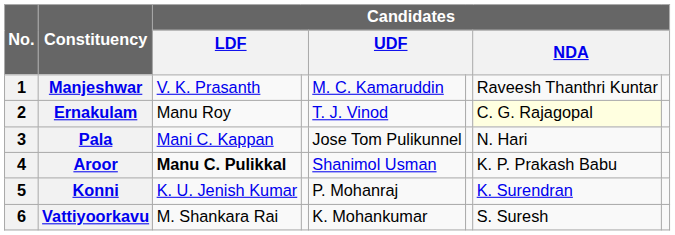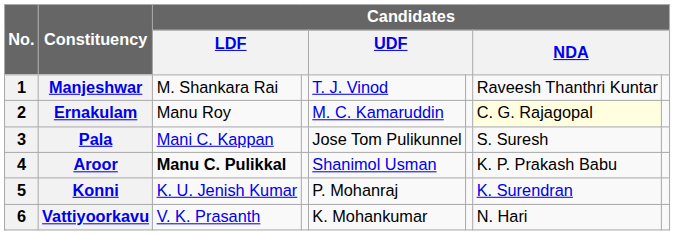(209, 87) V. K. Prasanth -> (217, 87) M. Shankara Rai
(378, 87) M. C. Kamaruddin -> (350, 87) T. J. Vinod
(350, 113) T. J. Vinod -> (378, 113) M. C. Kamaruddin
(502, 139) N. Hari -> (513, 139) S. Suresh
(217, 216) M. Shankara Rai -> (209, 216) V. K. Prasanth
(513, 216) S. Suresh -> (502, 216) N. Hari
